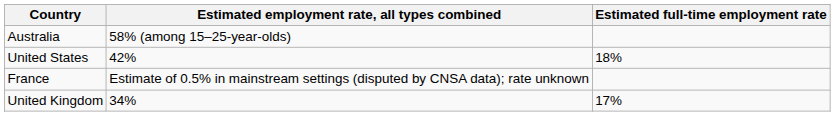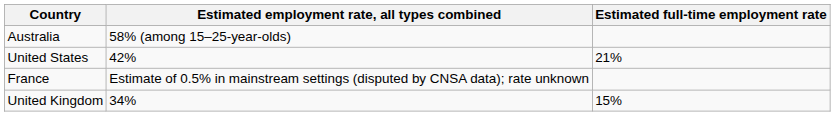(609, 57) 18% -> (609, 57) 21%
(609, 100) 17% -> (609, 100) 15%
